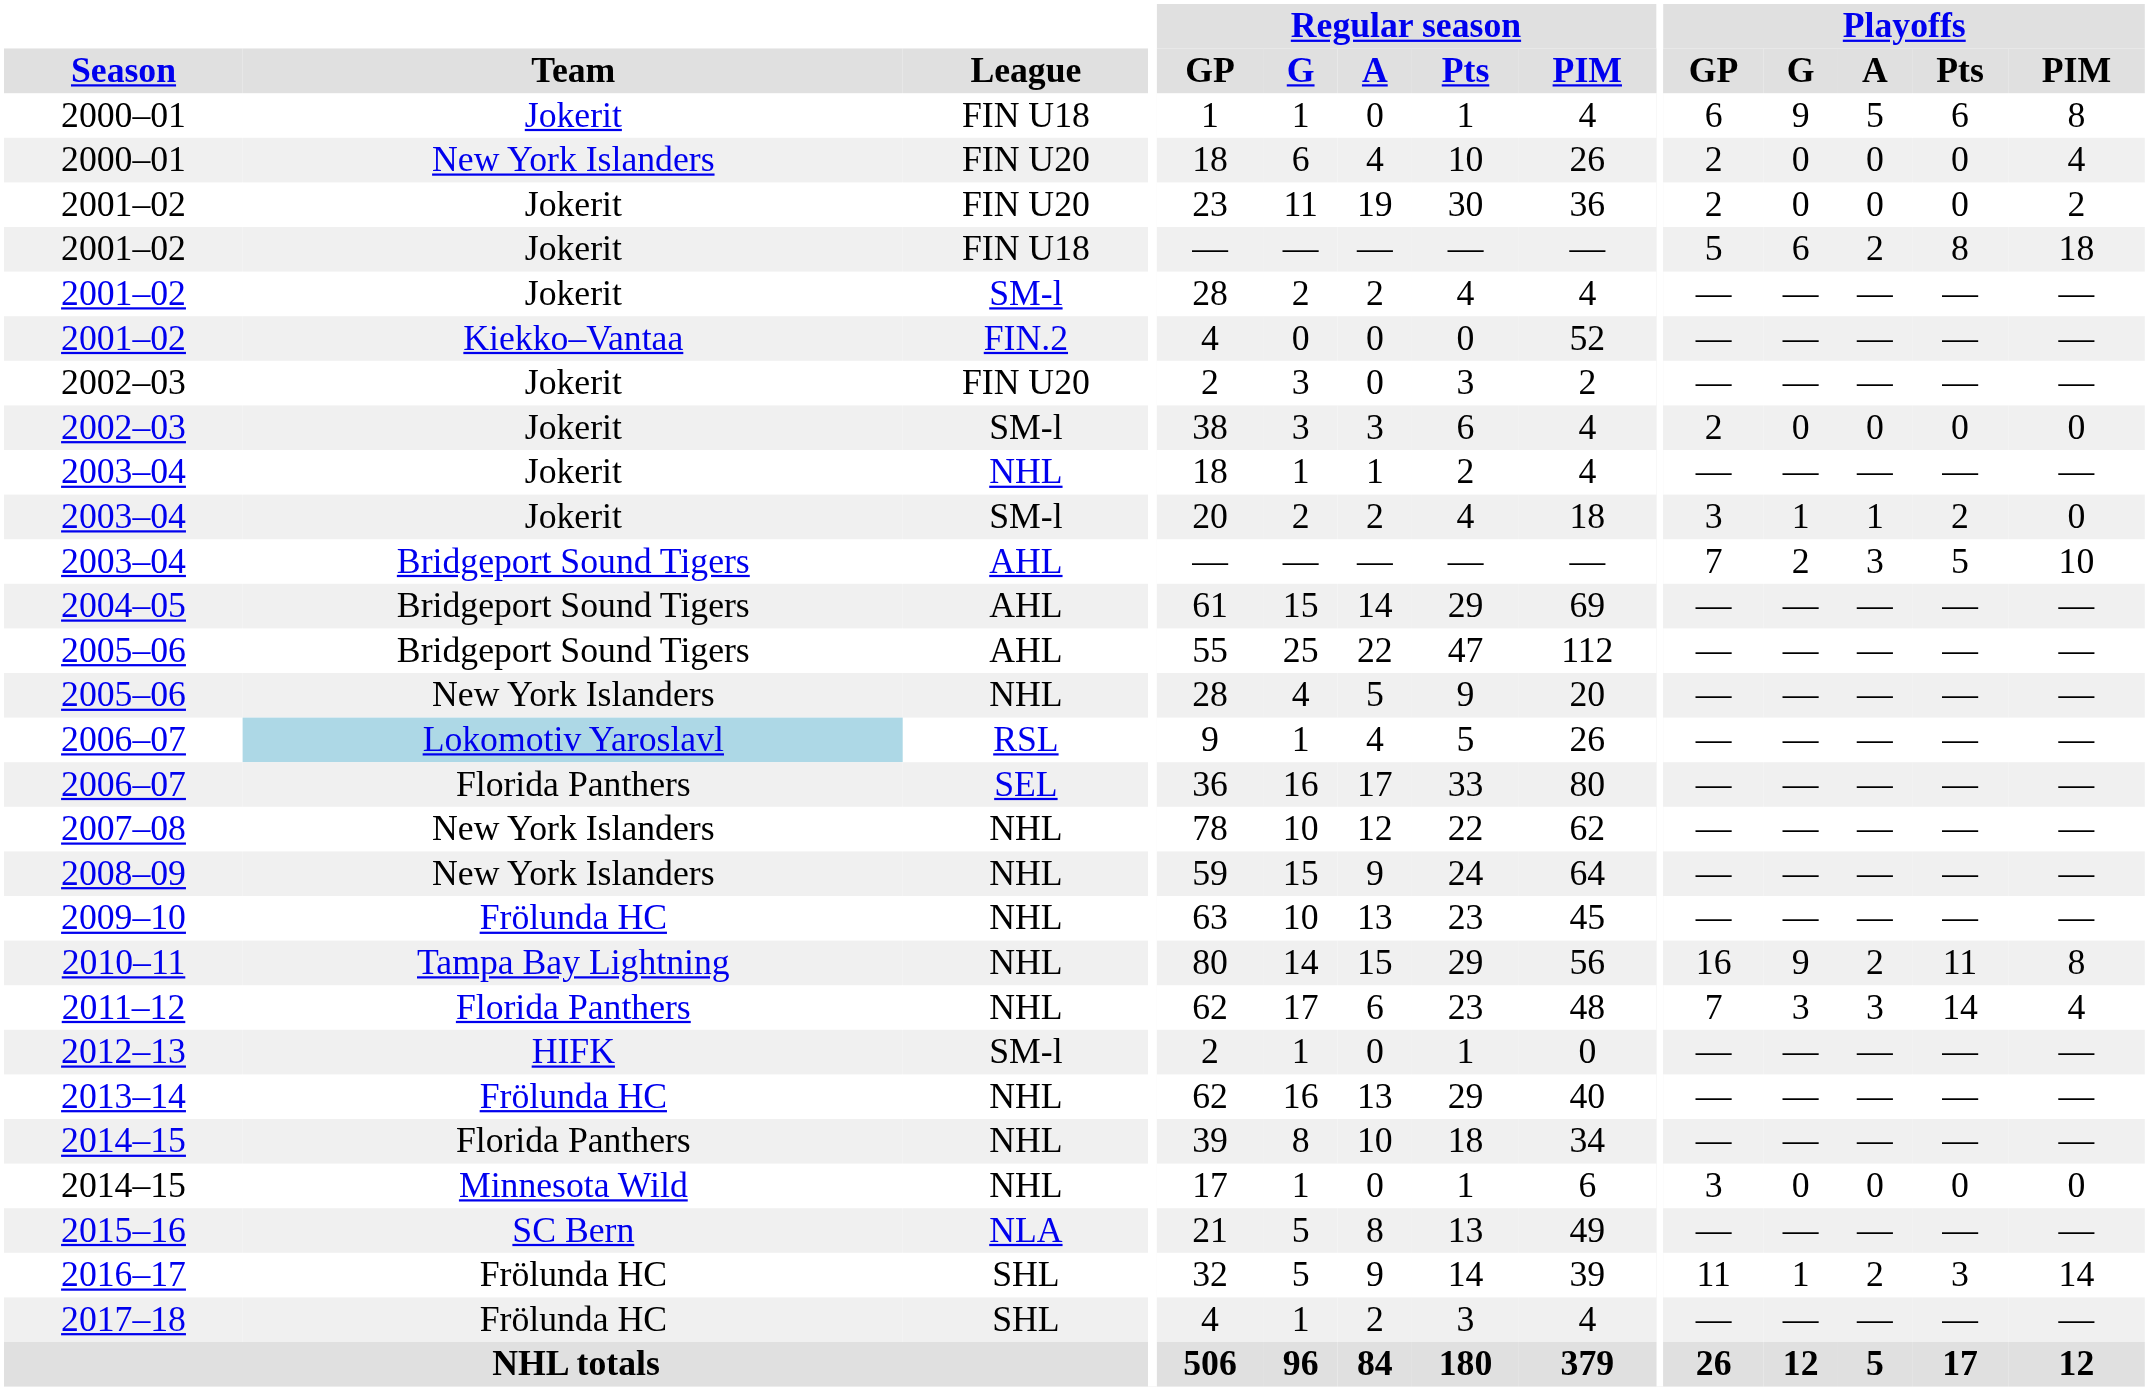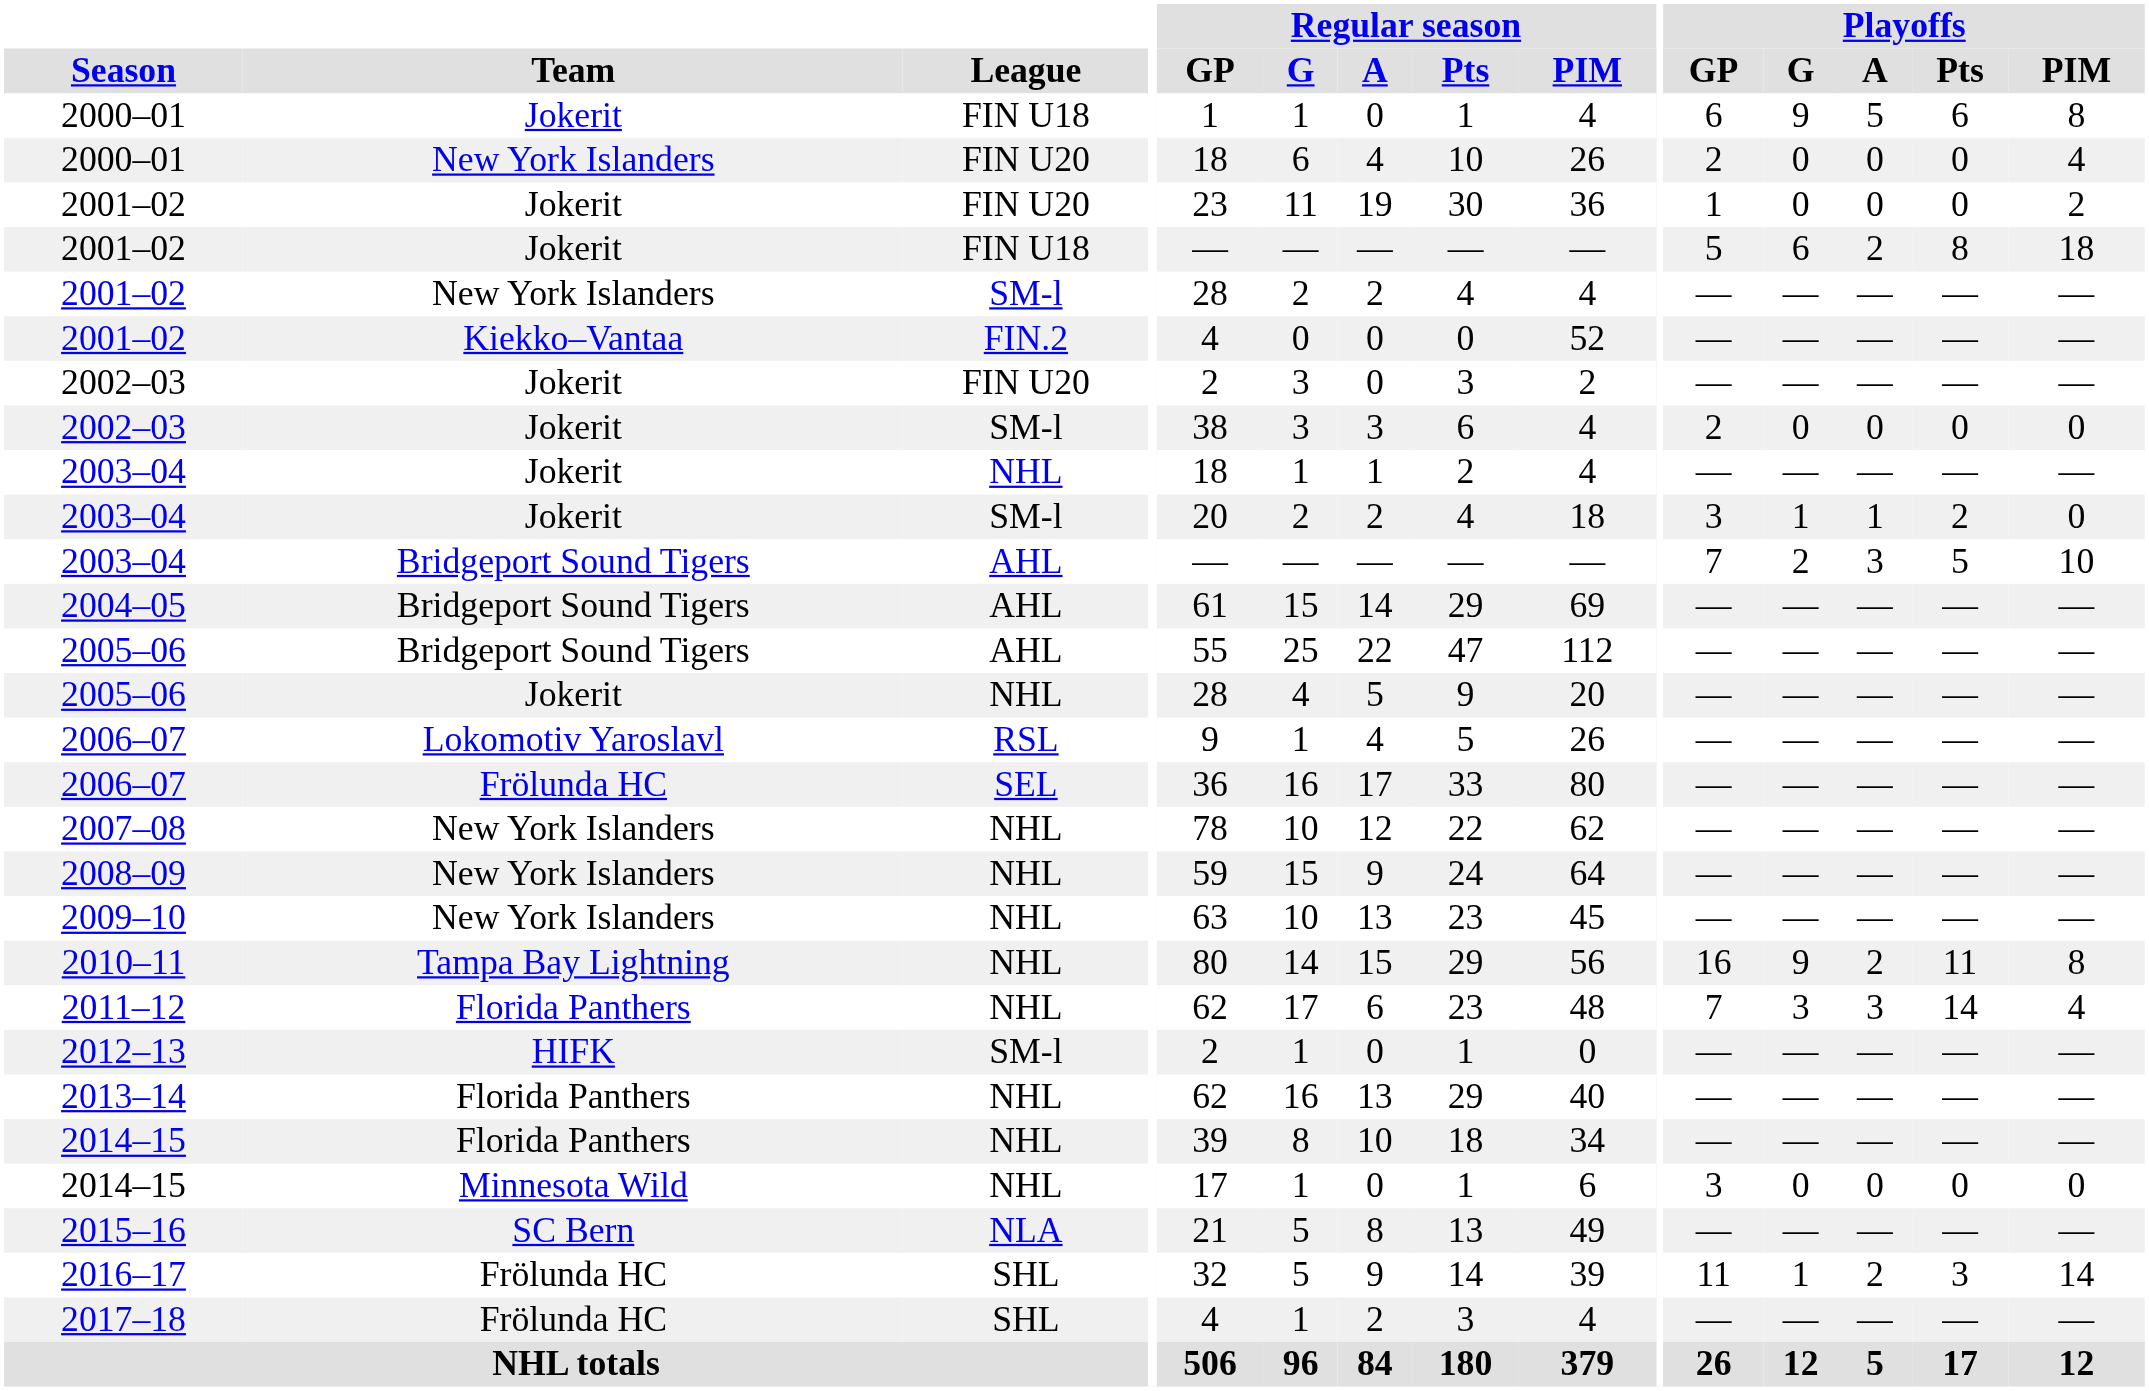(1714, 204) 2 -> (1714, 204) 1
(573, 293) Jokerit -> (573, 293) New York Islanders
(573, 694) New York Islanders -> (573, 694) Jokerit
(573, 739) lightblue background -> (573, 739) no background
(573, 783) Florida Panthers -> (573, 783) Frölunda HC
(573, 917) Frölunda HC -> (573, 917) New York Islanders
(573, 1096) Frölunda HC -> (573, 1096) Florida Panthers
